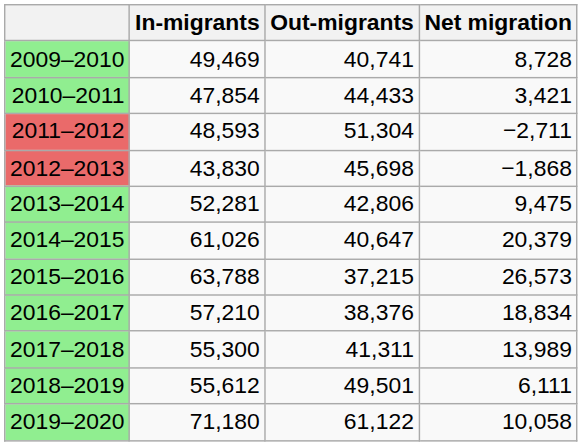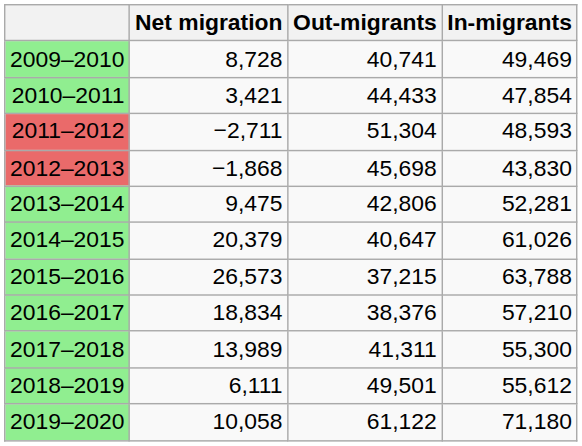columns swapped: (197, 22) <-> (498, 22)
